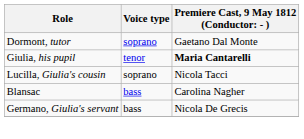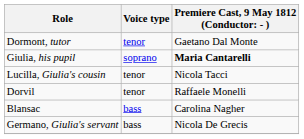(140, 41) soprano -> (134, 41) tenor
(134, 58) tenor -> (140, 58) soprano
(140, 74) soprano -> (134, 74) tenor
+ row: (21, 91)
